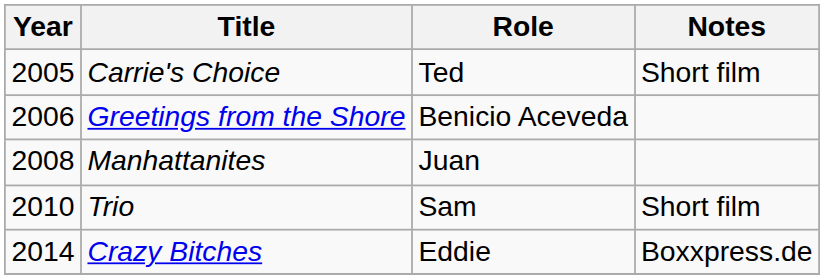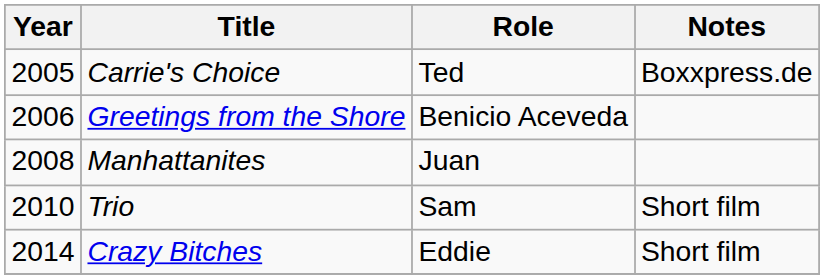(701, 71) Short film -> (727, 71) Boxxpress.de
(727, 251) Boxxpress.de -> (701, 251) Short film
